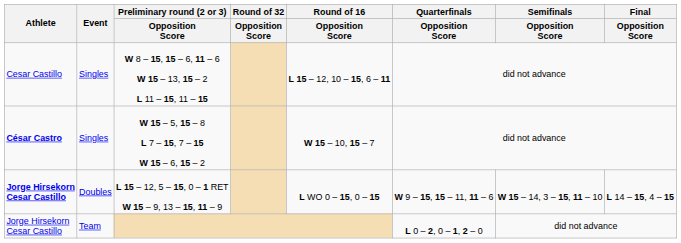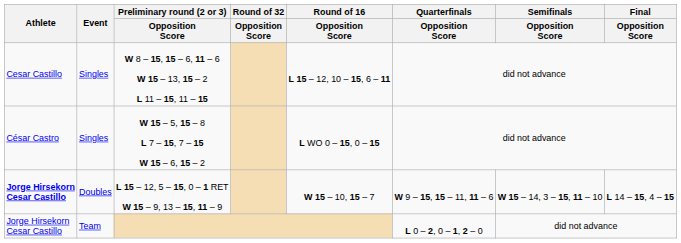(34, 138) bold -> (33, 138) normal
(339, 143) W 15 – 10, 15 – 7 -> (339, 143) L WO 0 – 15, 0 – 15
(339, 197) L WO 0 – 15, 0 – 15 -> (339, 197) W 15 – 10, 15 – 7
